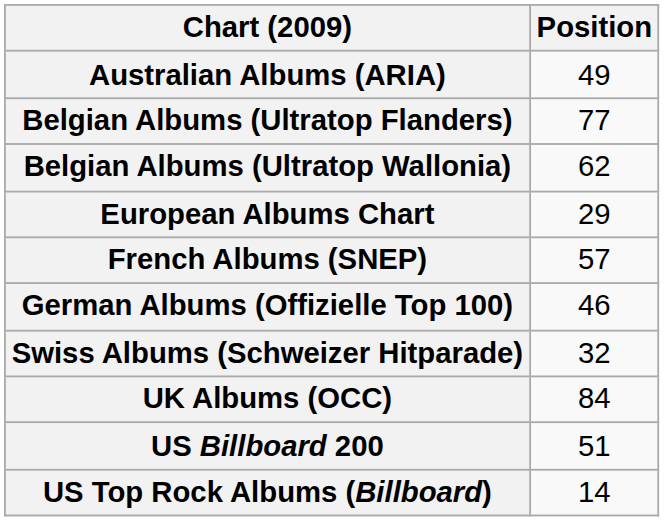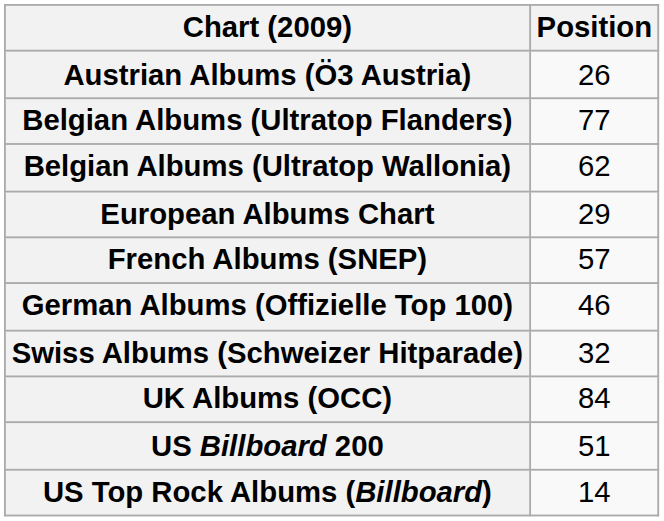- row: (267, 74)
+ row: (267, 74)
